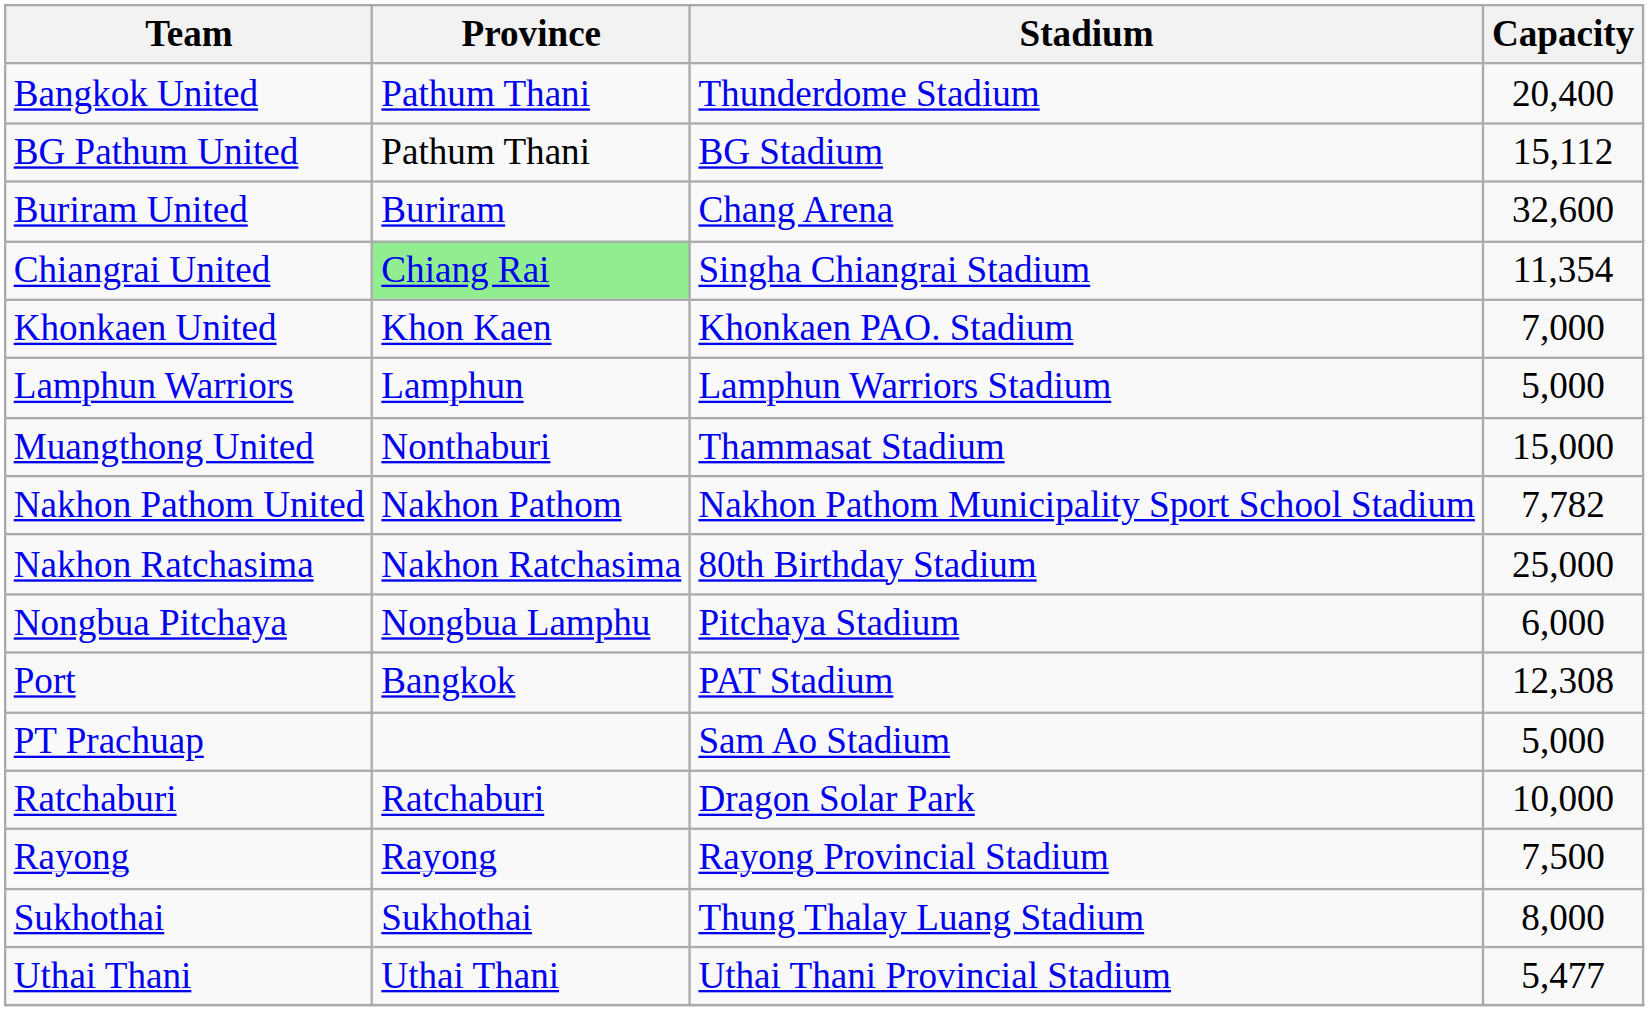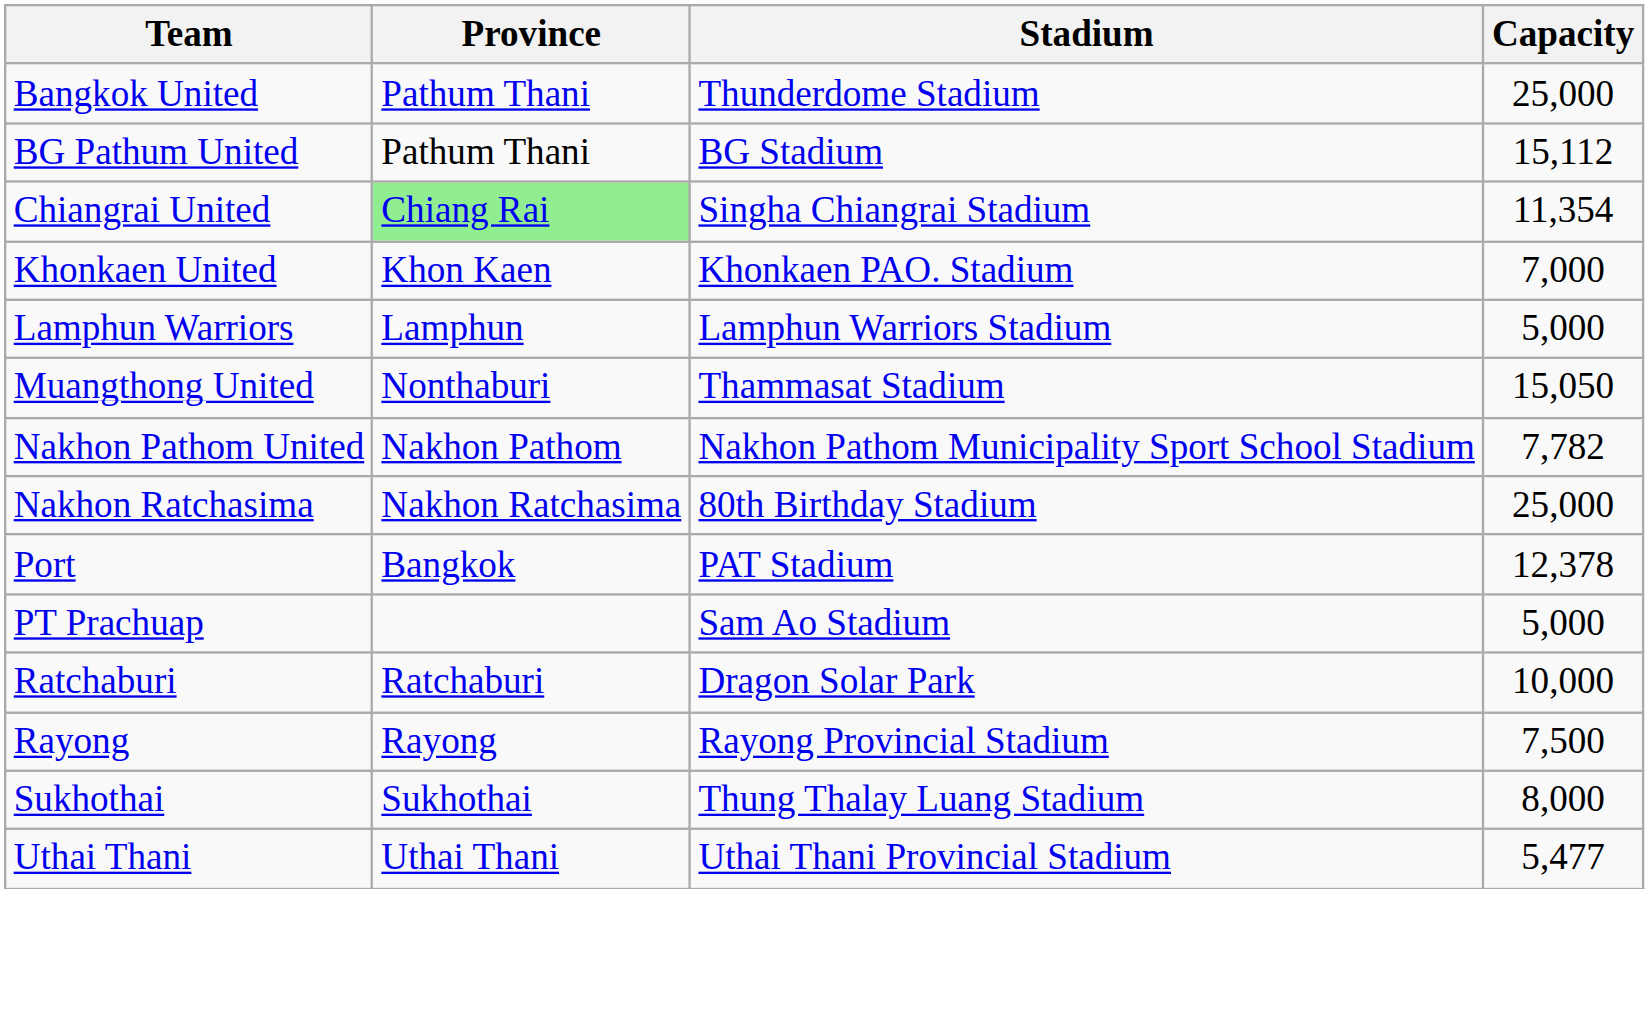(1563, 92) 20,400 -> (1563, 92) 25,000
- row: (131, 210)
(1563, 446) 15,000 -> (1563, 387) 15,050
- row: (150, 622)
(1563, 681) 12,308 -> (1563, 563) 12,378
